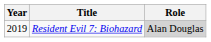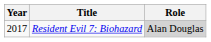(17, 28) 2019 -> (17, 28) 2017
